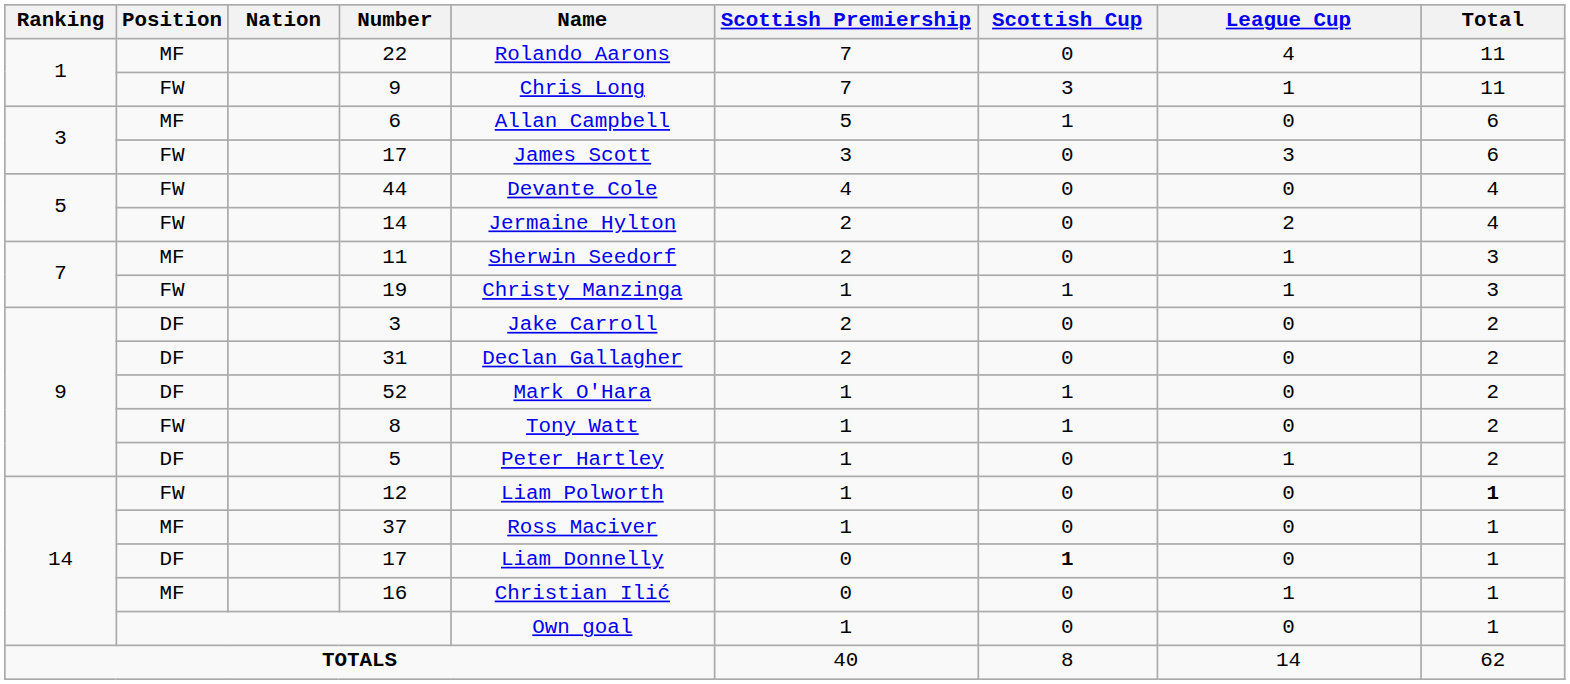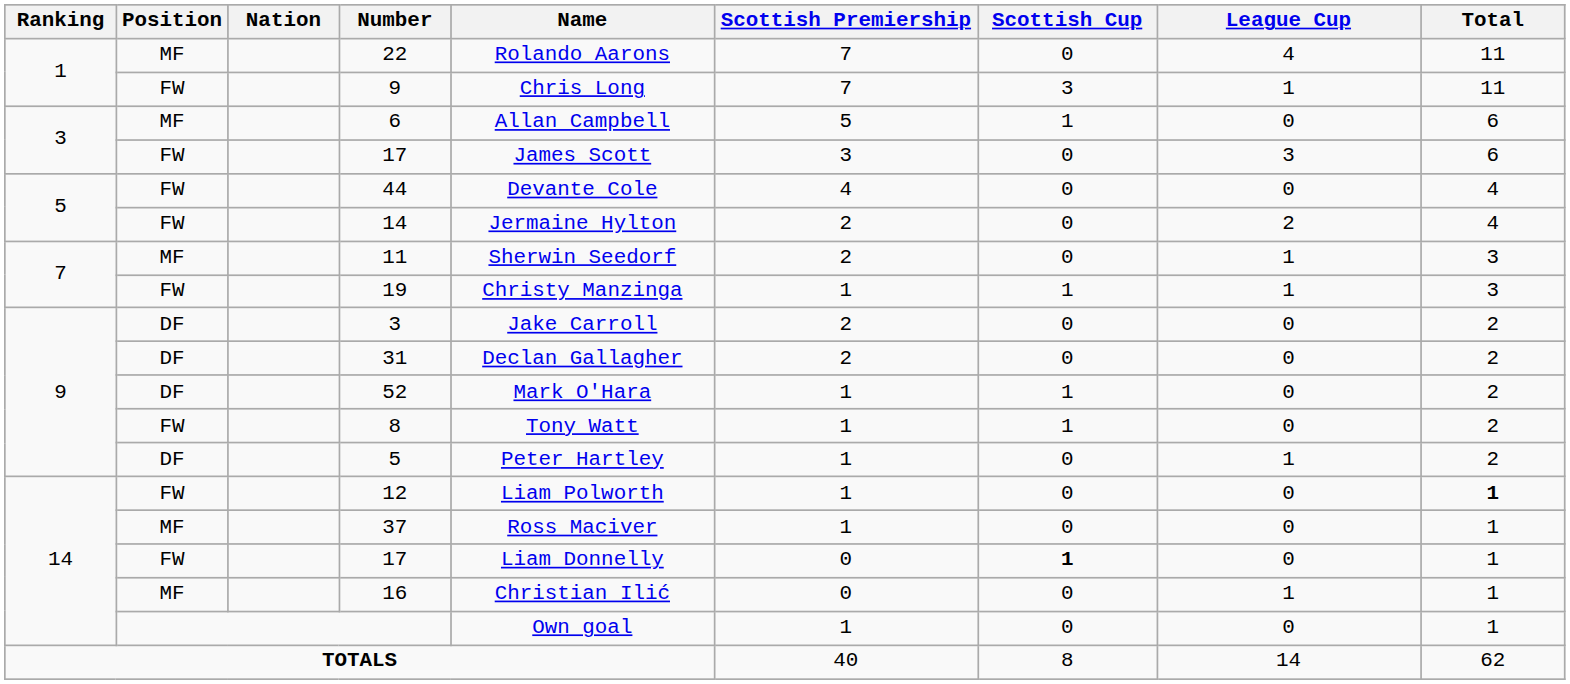(172, 561) DF -> (172, 561) FW
